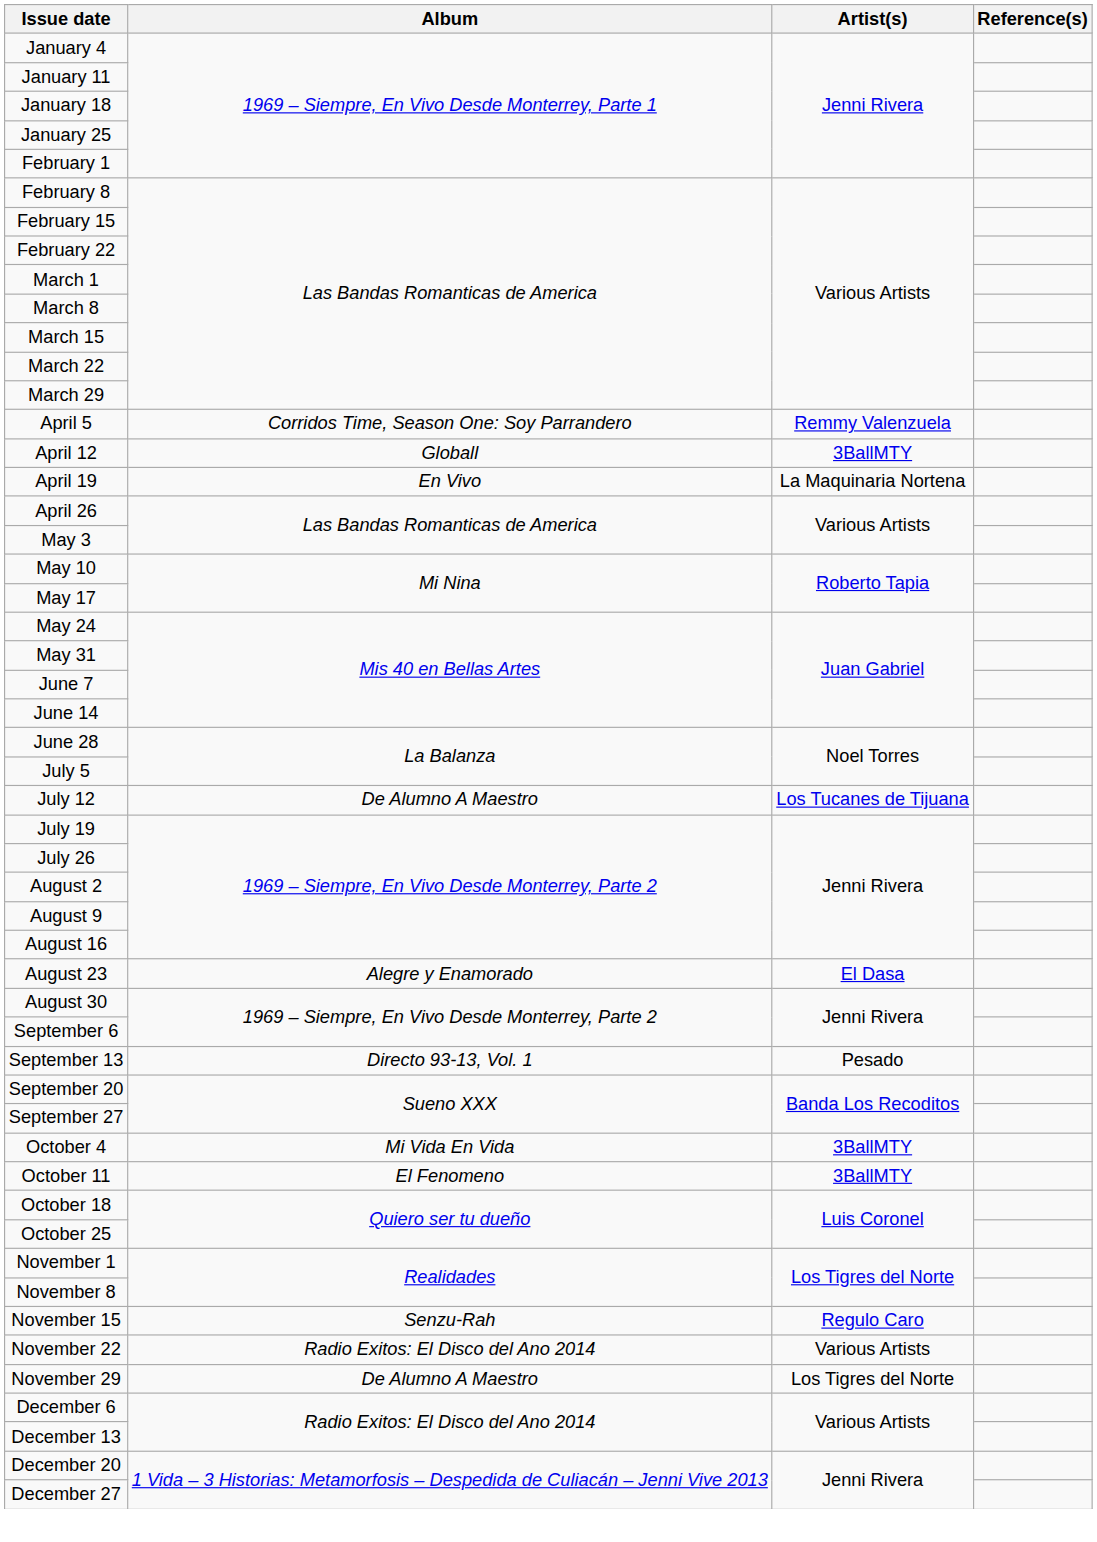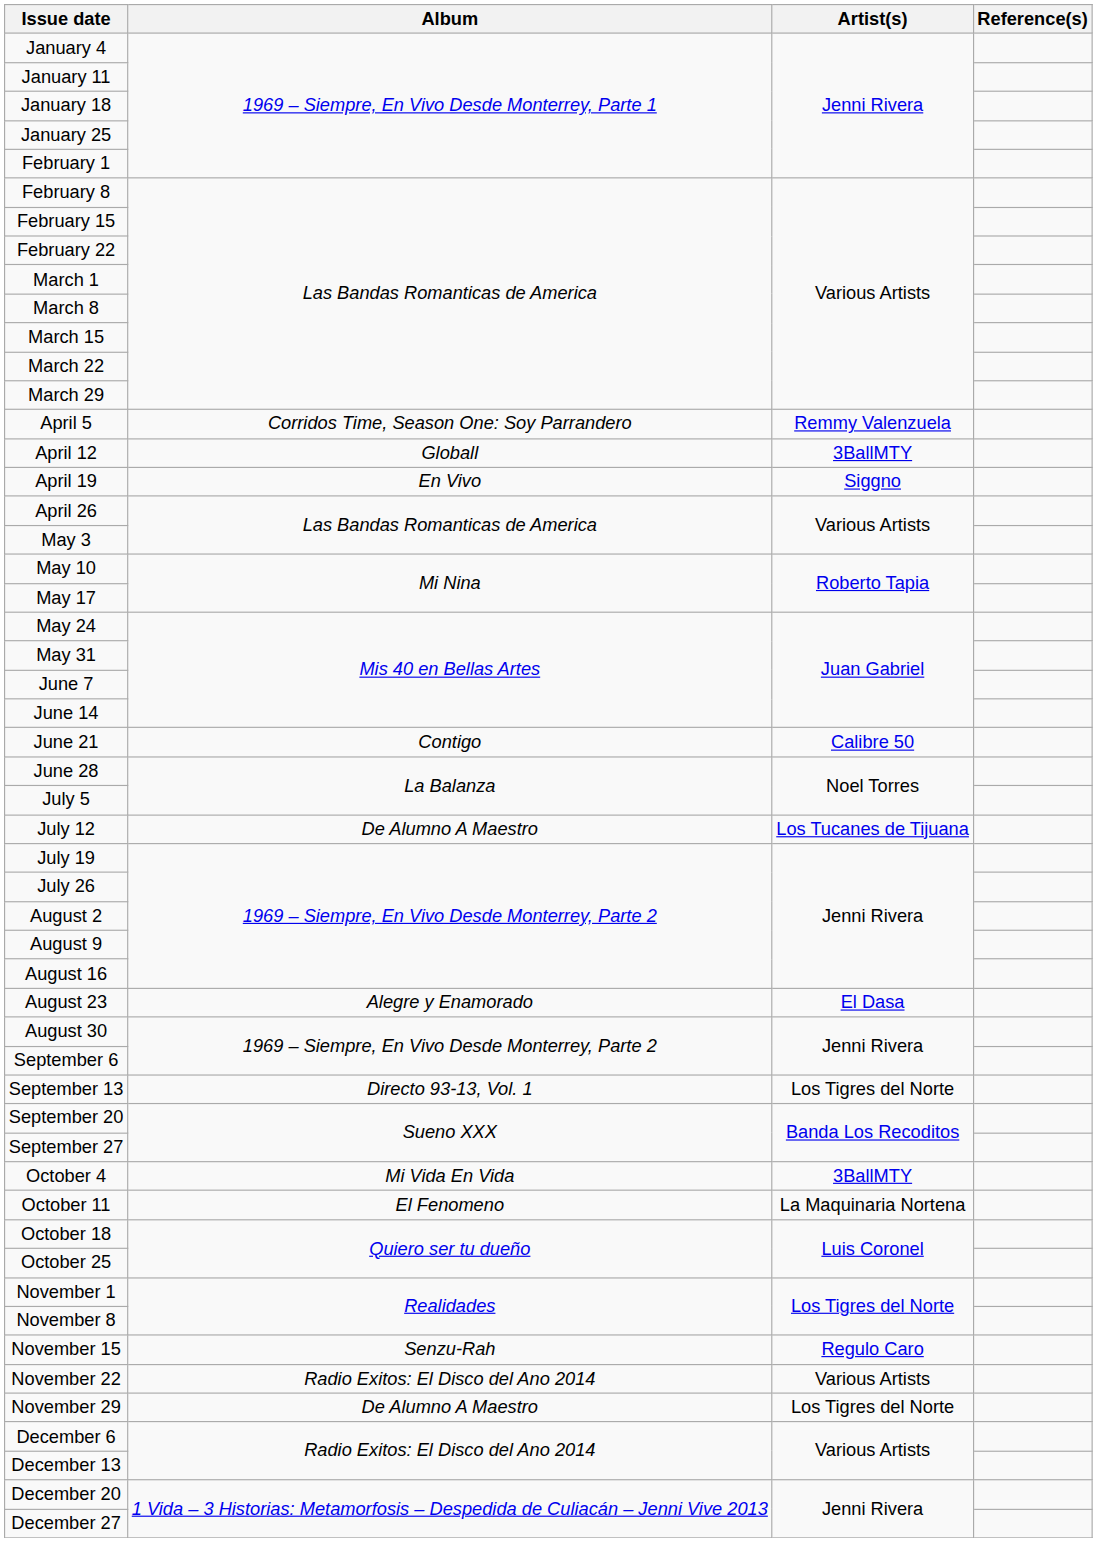(873, 481) La Maquinaria Nortena -> (873, 481) Siggno
+ row: (66, 742)
(873, 1060) Pesado -> (873, 1089) Los Tigres del Norte
(873, 1176) 3BallMTY -> (873, 1204) La Maquinaria Nortena
